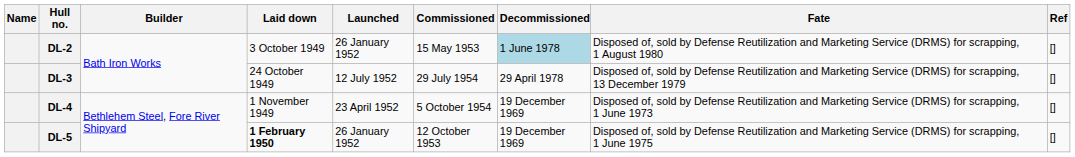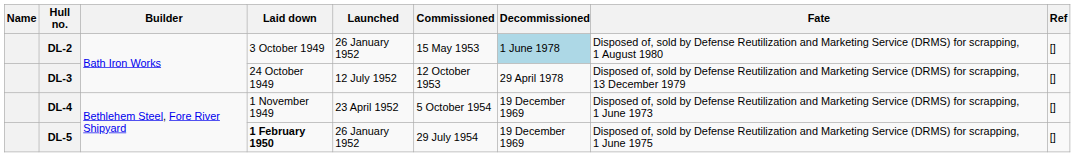(447, 78) 29 July 1954 -> (443, 78) 12 October 1953
(443, 137) 12 October 1953 -> (447, 137) 29 July 1954
